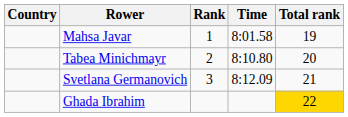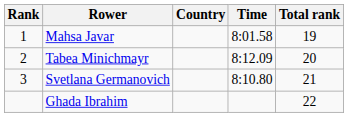columns swapped: (209, 15) <-> (32, 15)
(252, 58) 8:10.80 -> (252, 58) 8:12.09
(252, 79) 8:12.09 -> (252, 79) 8:10.80
(309, 101) gold background -> (309, 101) no background
